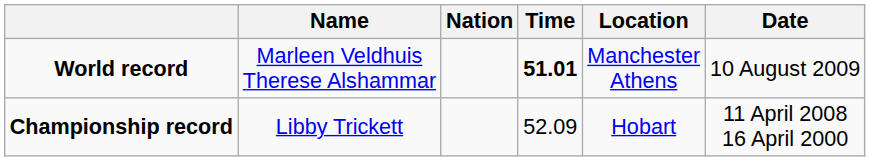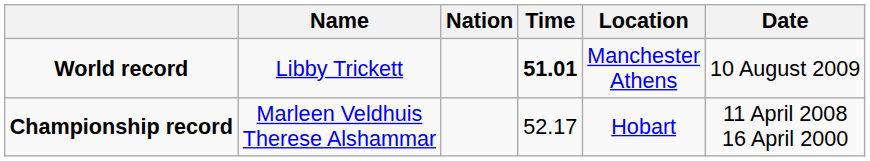(339, 68) Marleen Veldhuis Therese Alshammar -> (339, 68) Libby Trickett
(339, 126) Libby Trickett -> (339, 126) Marleen Veldhuis Therese Alshammar
(550, 126) 52.09 -> (550, 126) 52.17
